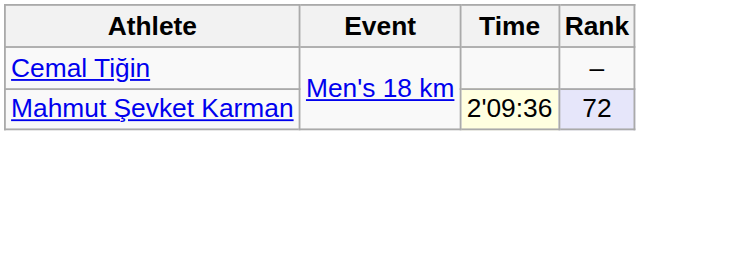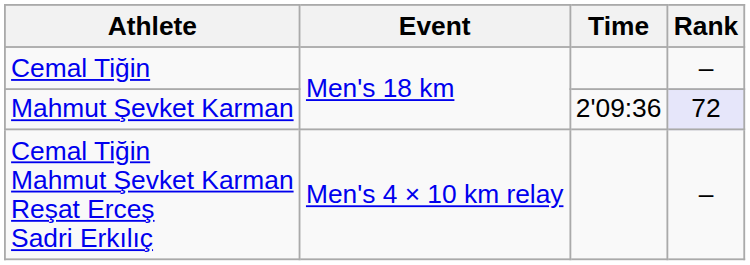(510, 109) lightyellow background -> (619, 109) no background
+ row: (152, 195)
